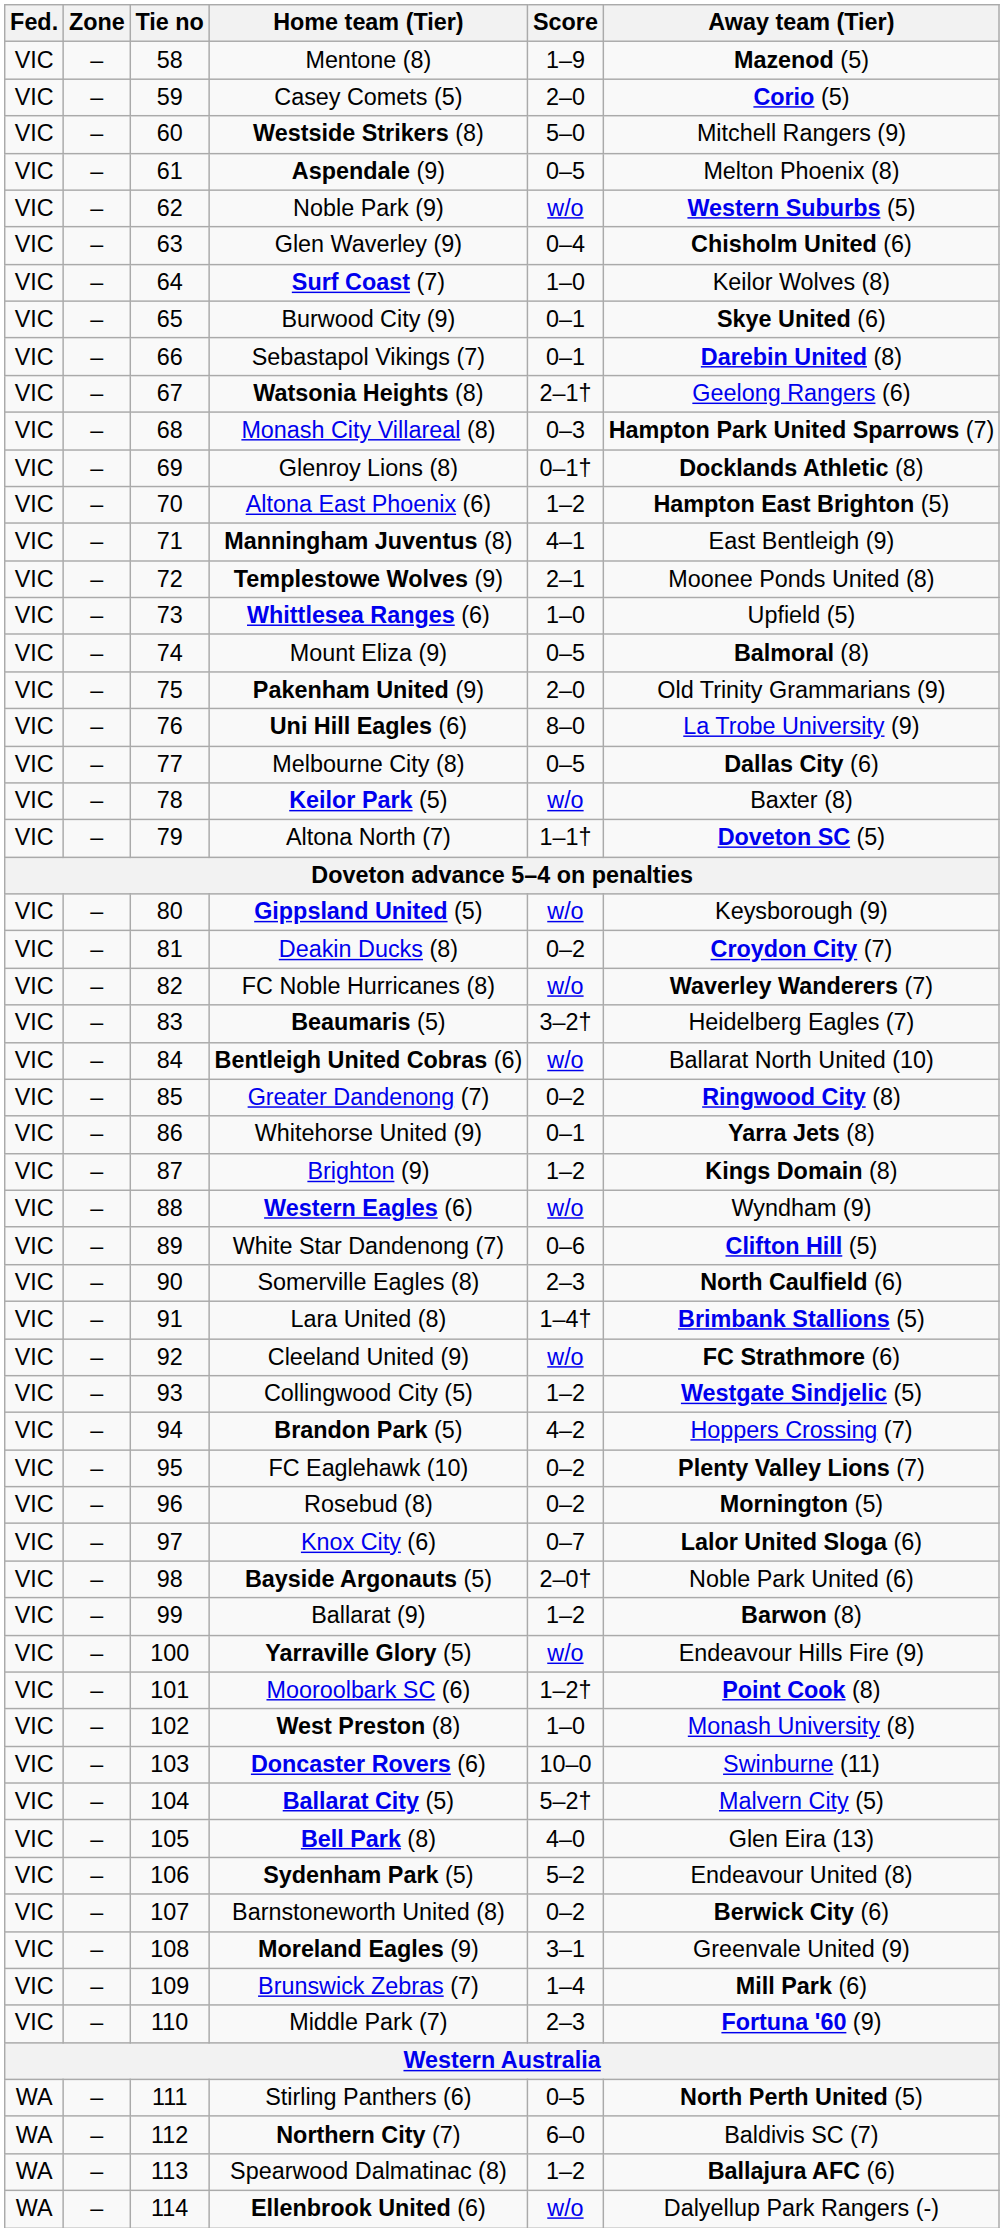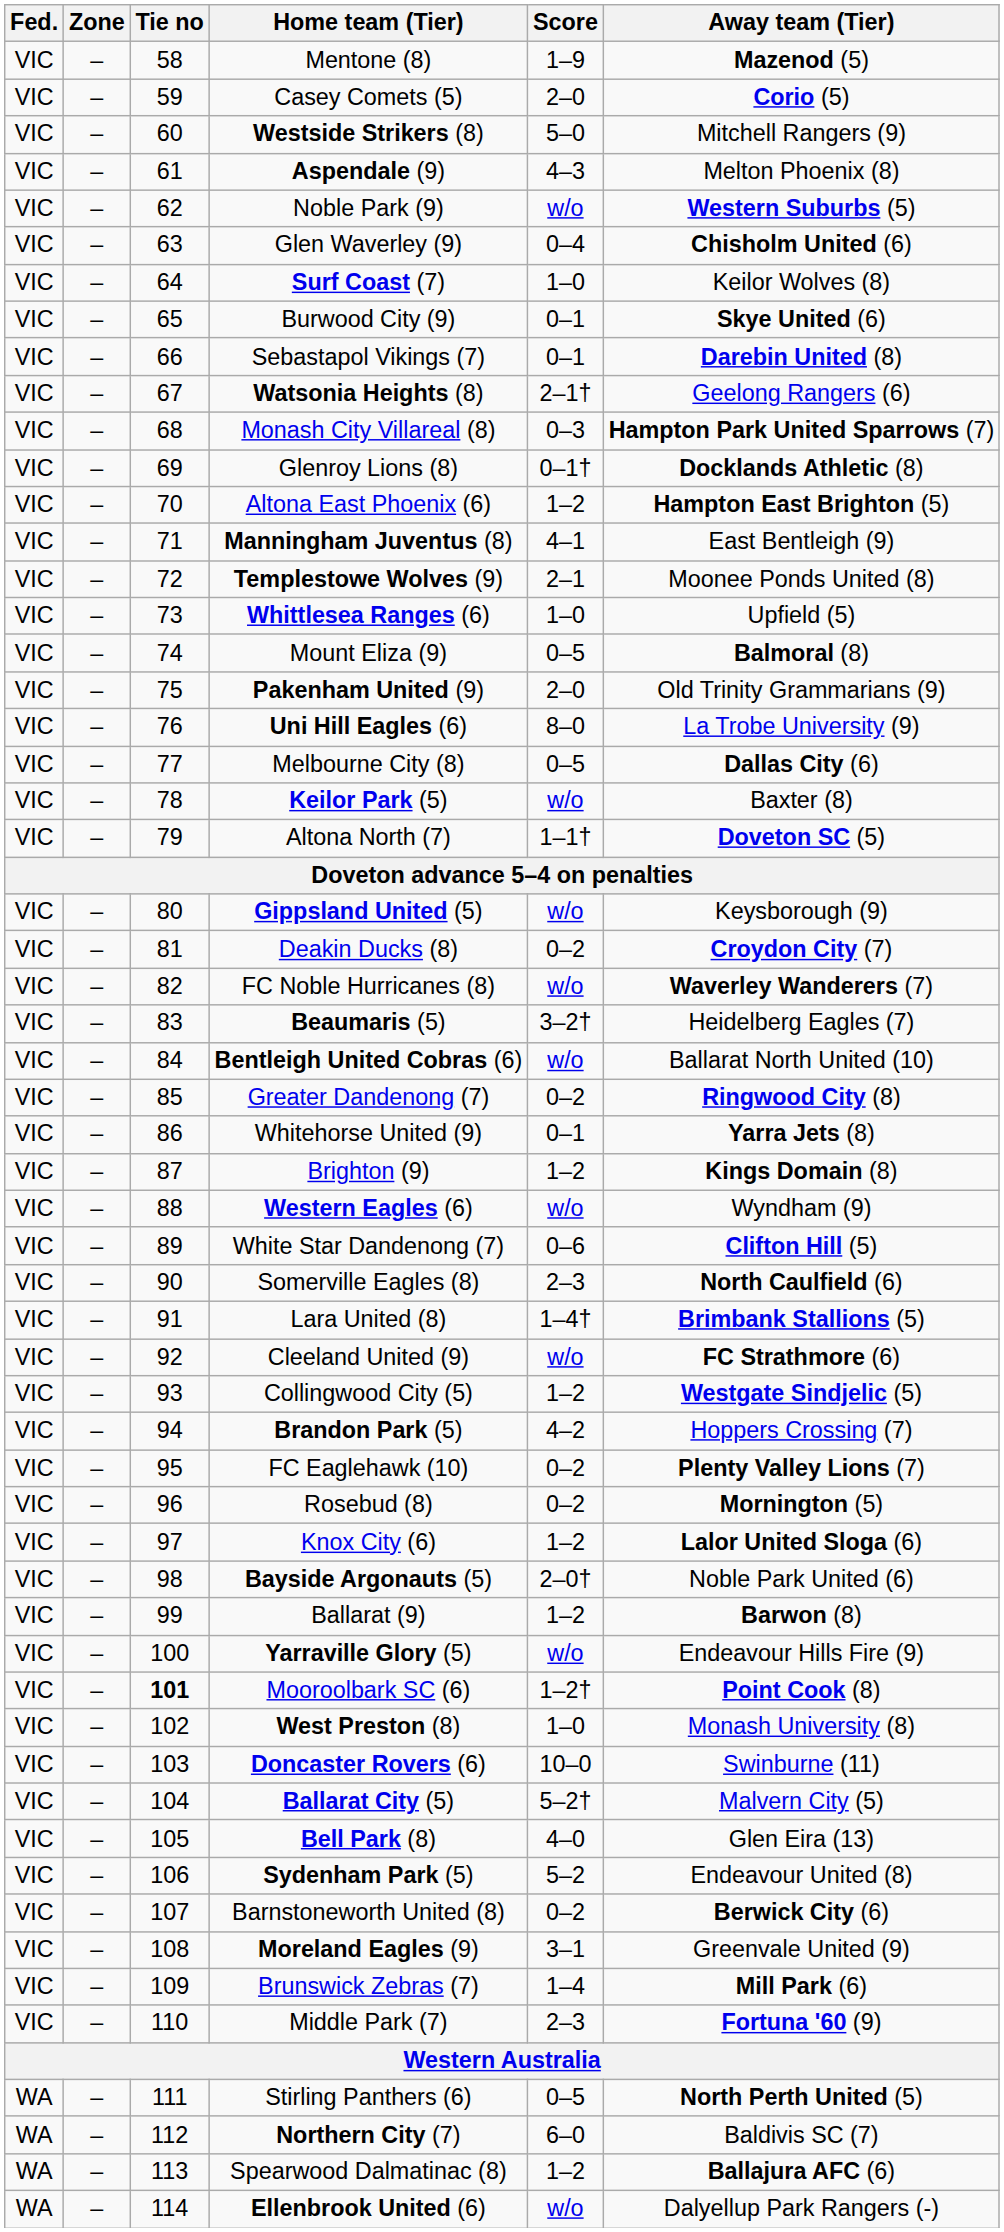(565, 171) 0–5 -> (565, 171) 4–3
(565, 1541) 0–7 -> (565, 1541) 1–2
(170, 1690) normal -> (170, 1690) bold
